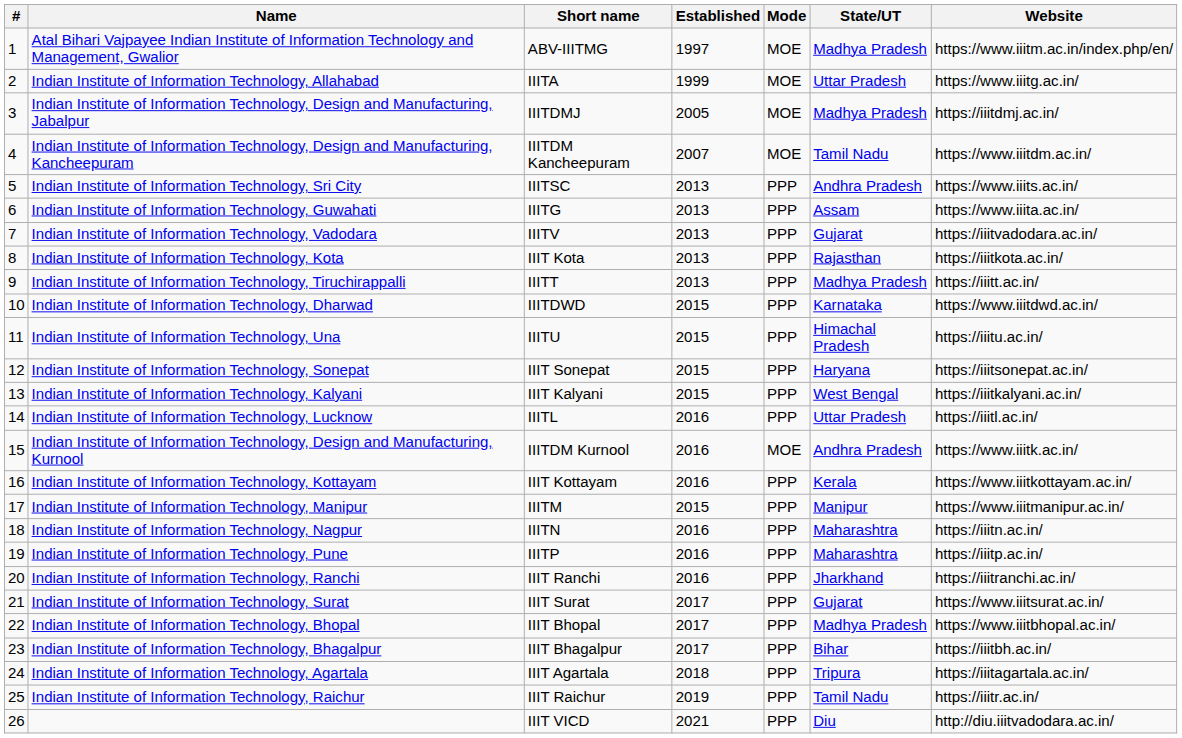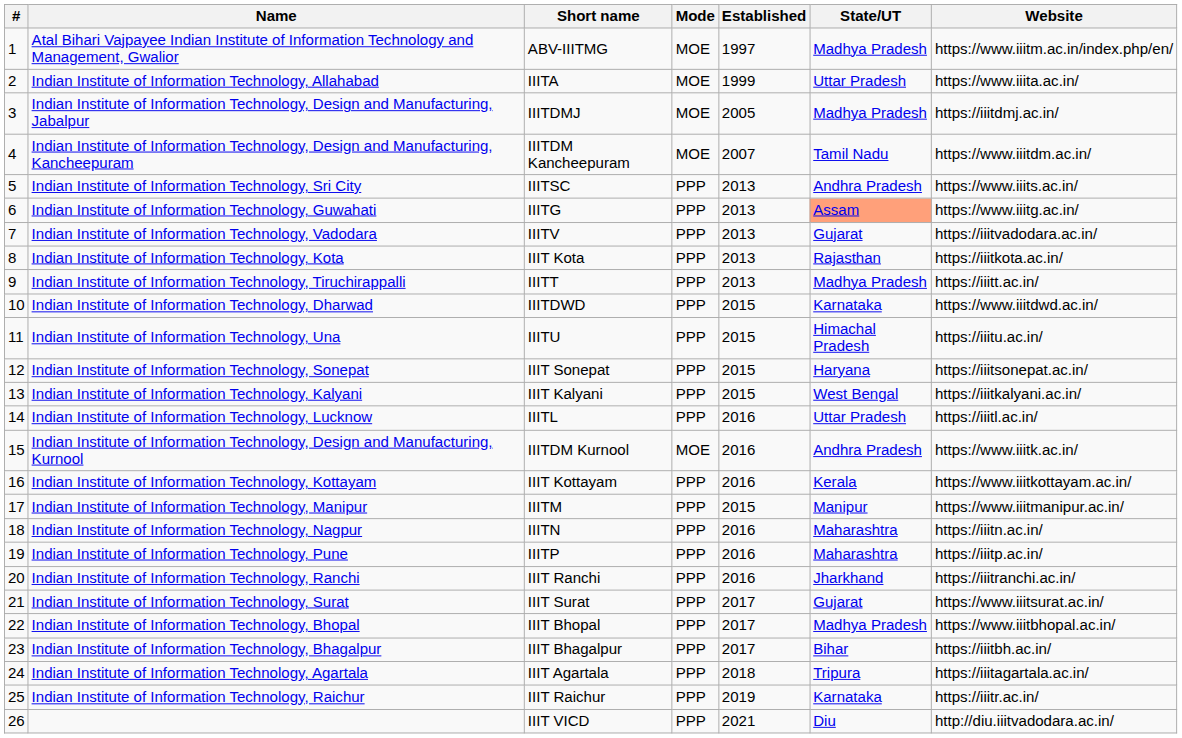columns swapped: (718, 16) <-> (787, 16)
(1007, 81) https://www.iiitg.ac.in/ -> (1007, 81) https://www.iiita.ac.in/
(836, 210) no background -> (836, 210) lightsalmon background
(1007, 210) https://www.iiita.ac.in/ -> (1007, 210) https://www.iiitg.ac.in/
(851, 697) Tamil Nadu -> (848, 697) Karnataka
